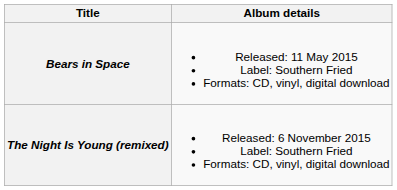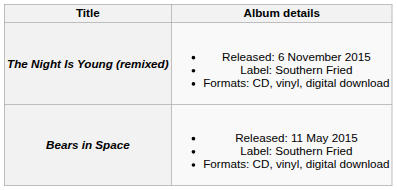rows swapped: (88, 144) <-> (88, 63)
